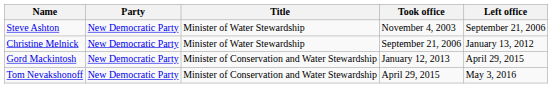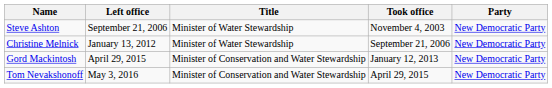columns swapped: (133, 12) <-> (506, 12)
